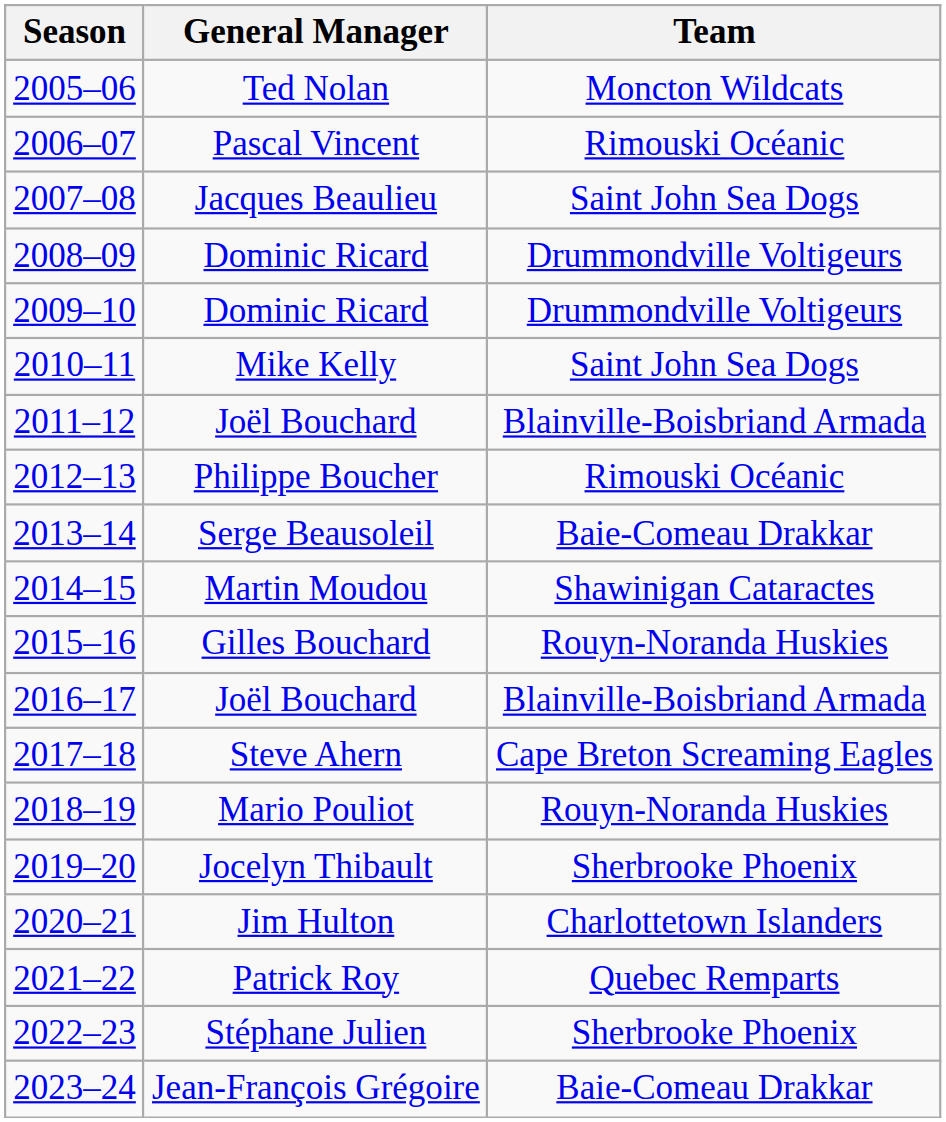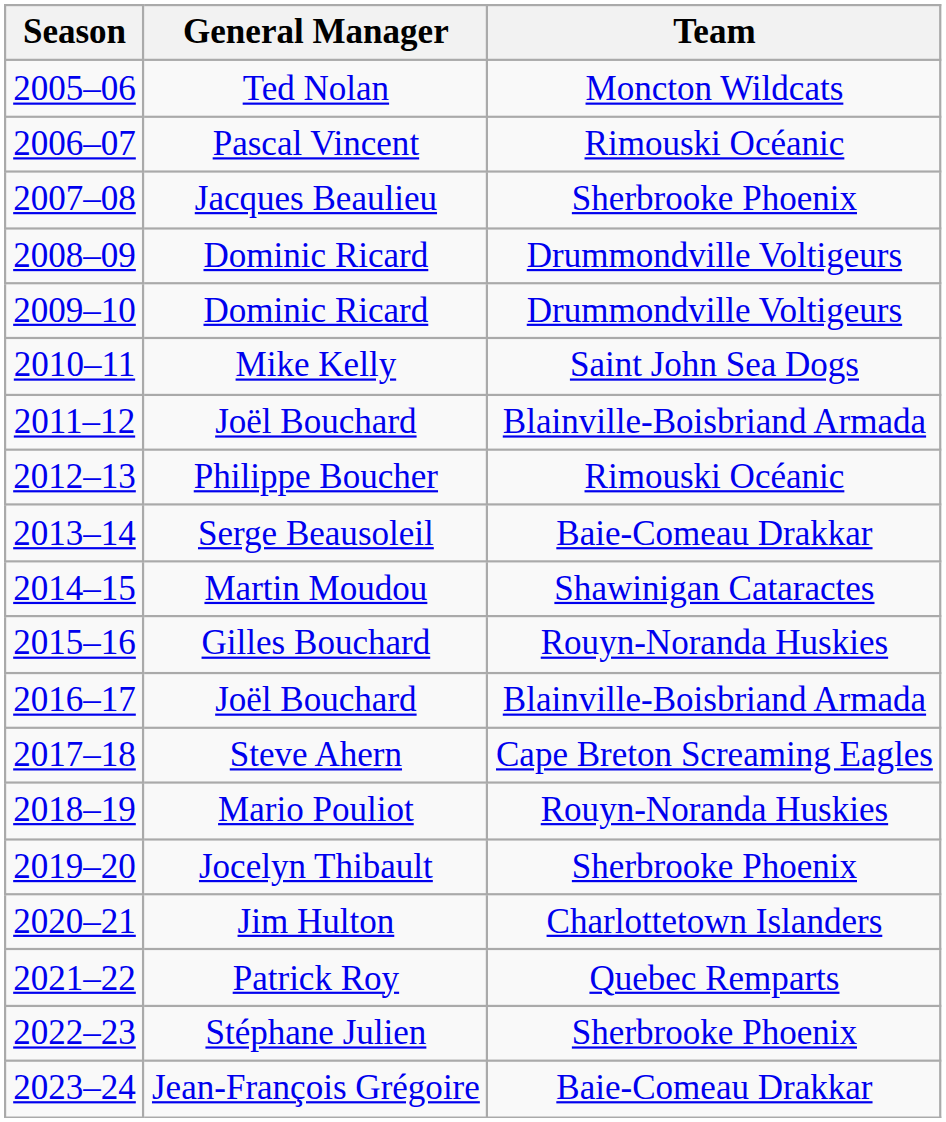(714, 198) Saint John Sea Dogs -> (714, 198) Sherbrooke Phoenix
